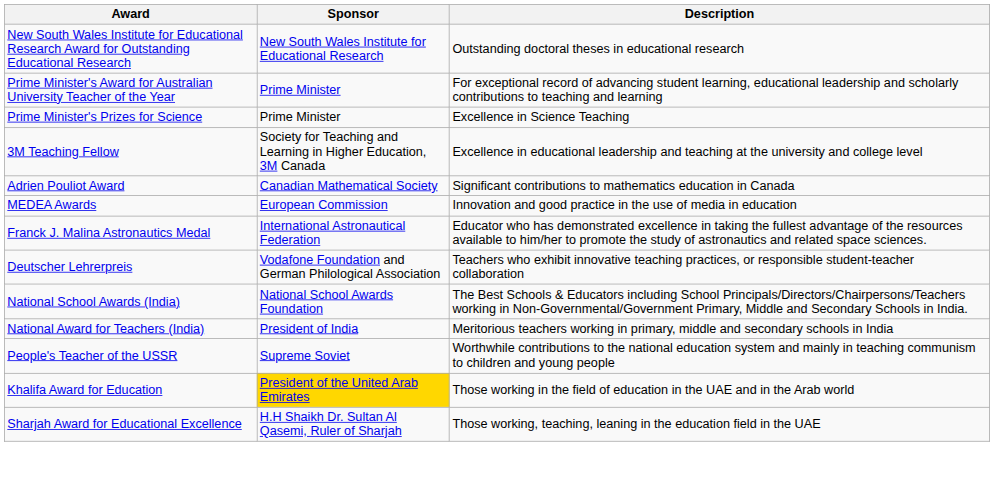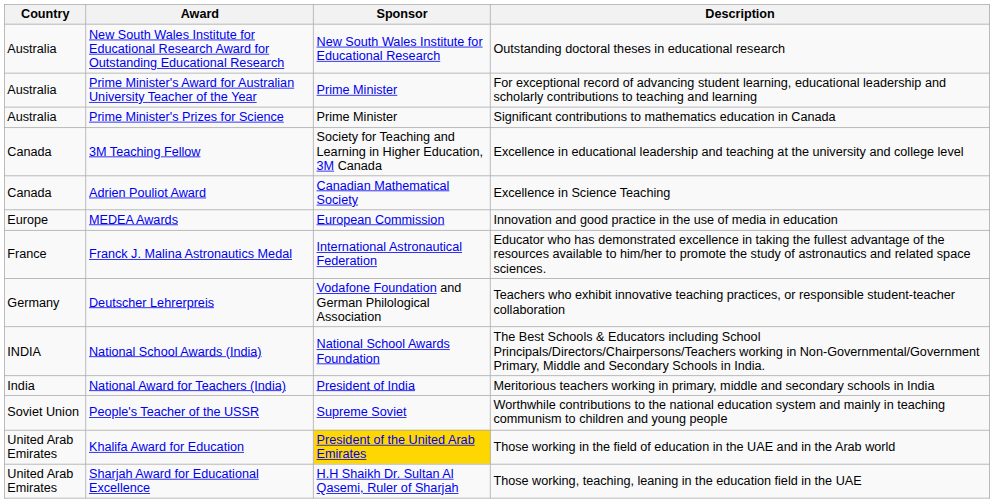+ column: (45, 14)
(541, 117) Excellence in Science Teaching -> (665, 117) Significant contributions to mathematics education in Canada
(624, 185) Significant contributions to mathematics education in Canada -> (582, 192) Excellence in Science Teaching
